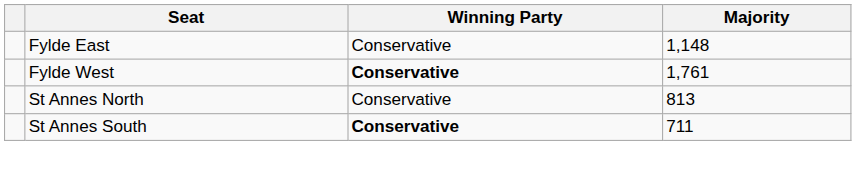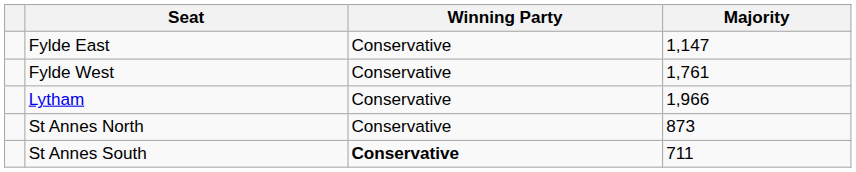(688, 45) 1,148 -> (688, 45) 1,147
(405, 72) bold -> (401, 72) normal
+ row: (56, 99)
(681, 99) 813 -> (681, 126) 873
